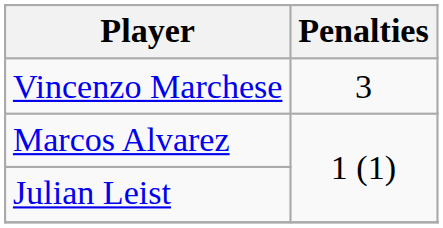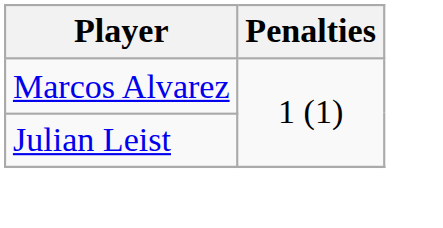- row: (148, 85)
